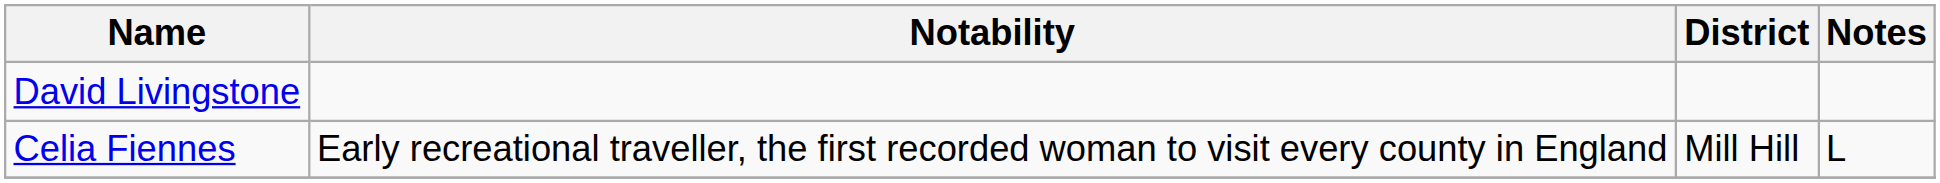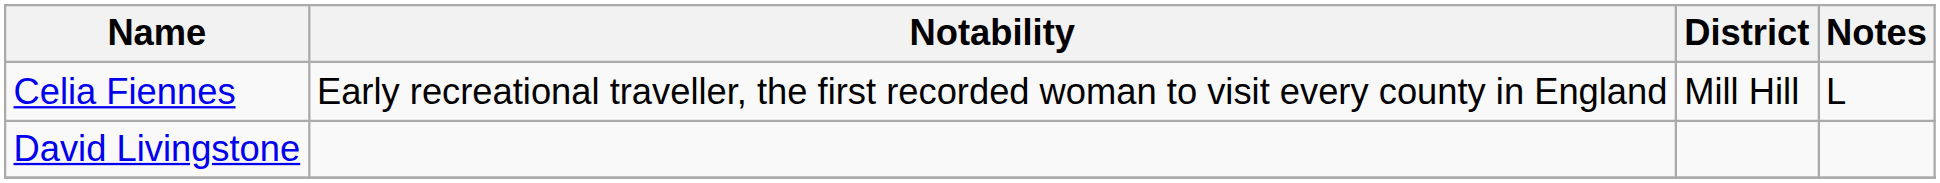rows swapped: (125, 148) <-> (157, 90)
